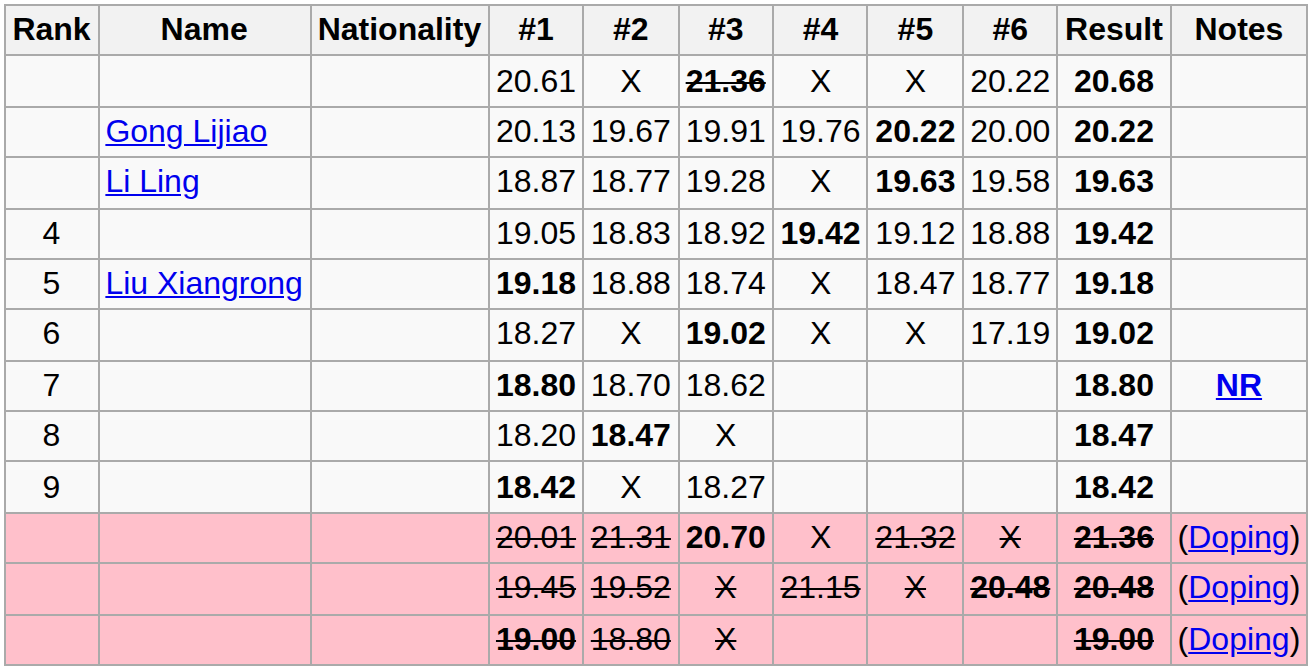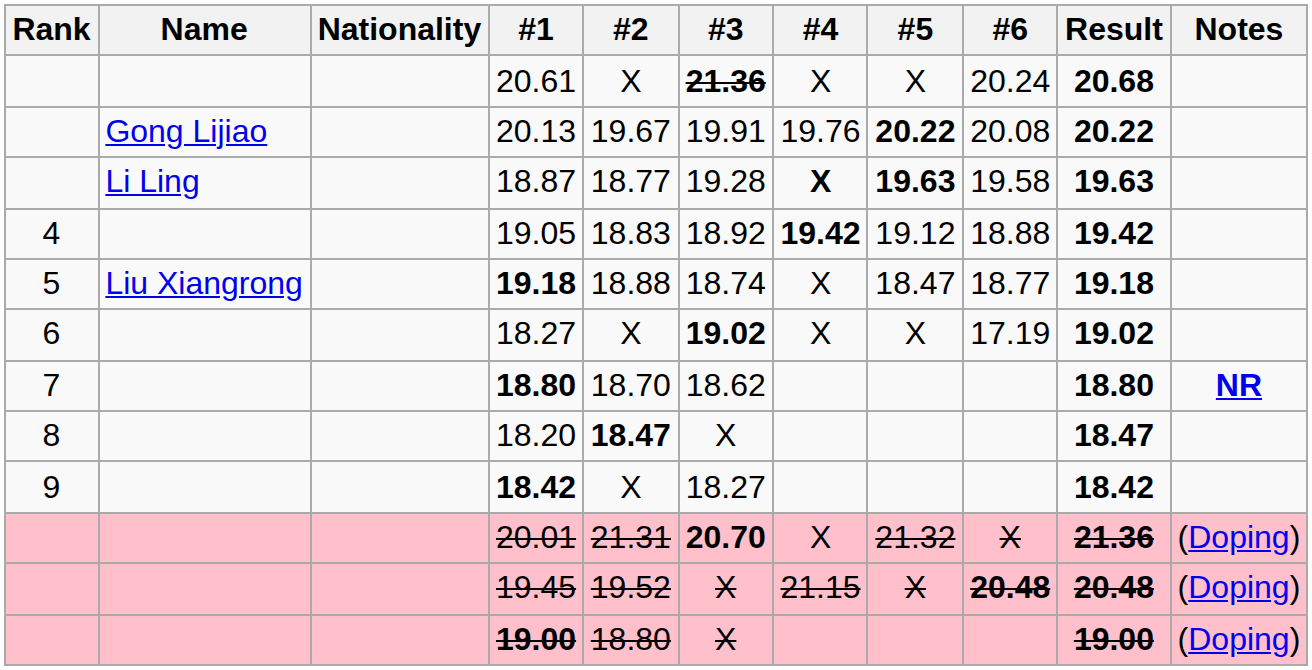(1010, 80) 20.22 -> (1010, 80) 20.24
(1010, 131) 20.00 -> (1010, 131) 20.08
(821, 182) normal -> (821, 182) bold
